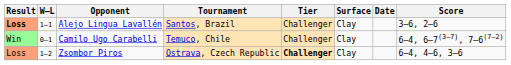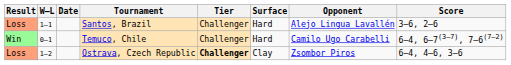columns swapped: (385, 11) <-> (110, 11)
(16, 24) bold -> (16, 24) normal
(346, 24) Clay -> (262, 24) Hard
(346, 39) Clay -> (262, 39) Hard
